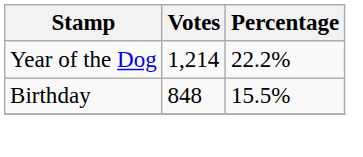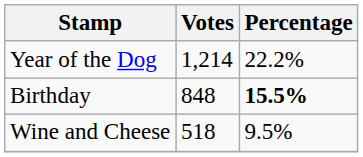(261, 95) normal -> (276, 95) bold
+ row: (90, 132)
